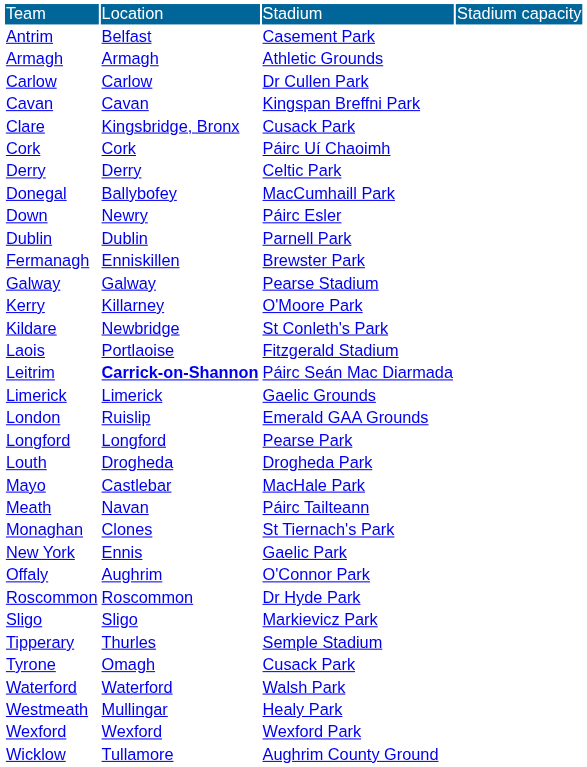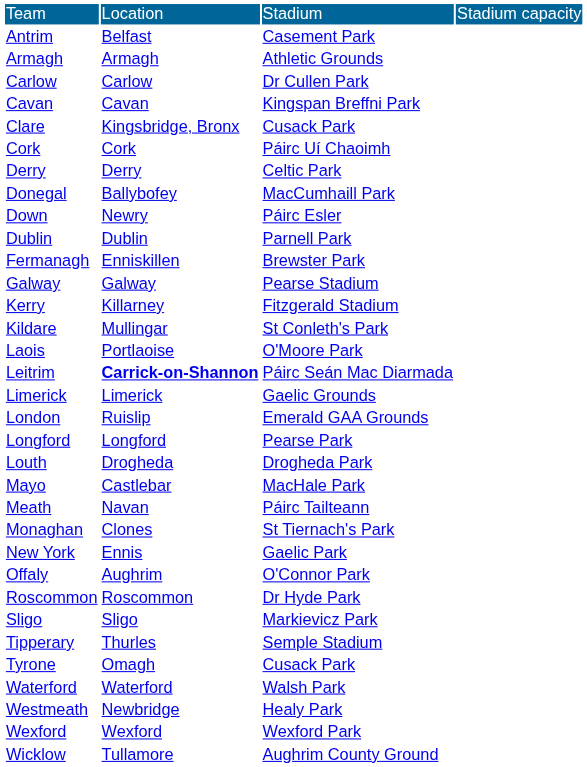(313, 305) O'Moore Park -> (331, 305) Fitzgerald Stadium
(141, 328) Newbridge -> (135, 328) Mullingar
(331, 350) Fitzgerald Stadium -> (313, 350) O'Moore Park
(135, 709) Mullingar -> (141, 709) Newbridge
